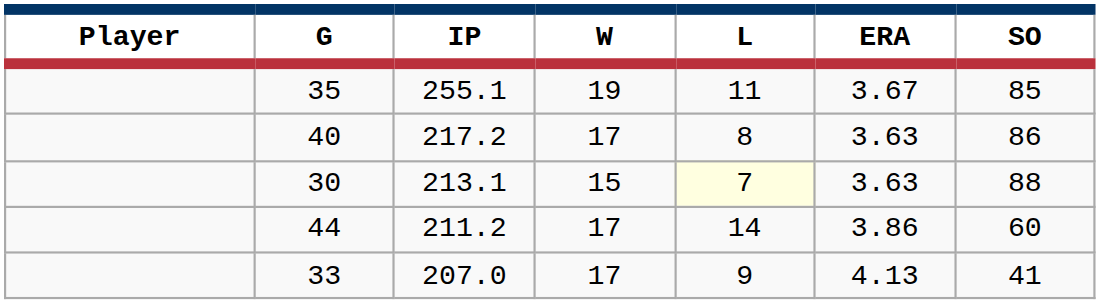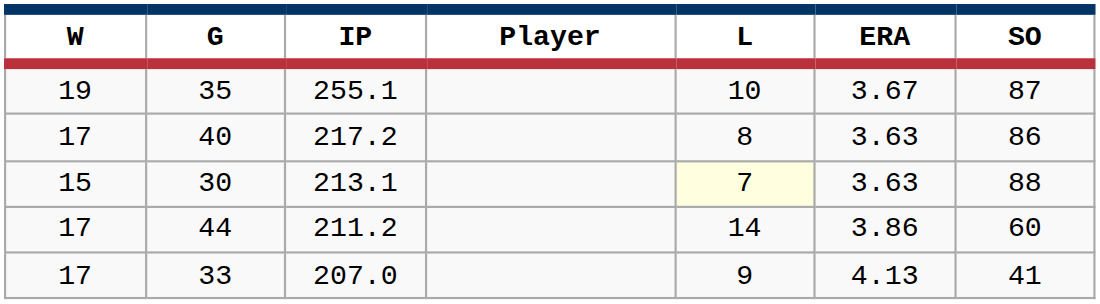columns swapped: (130, 37) <-> (605, 37)
(745, 91) 11 -> (745, 91) 10
(1025, 91) 85 -> (1025, 91) 87
